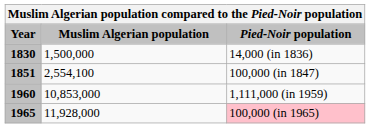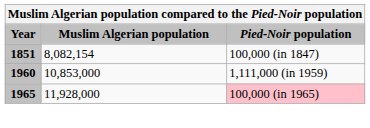- row: (23, 53)
(69, 73) 2,554,100 -> (69, 53) 8,082,154
